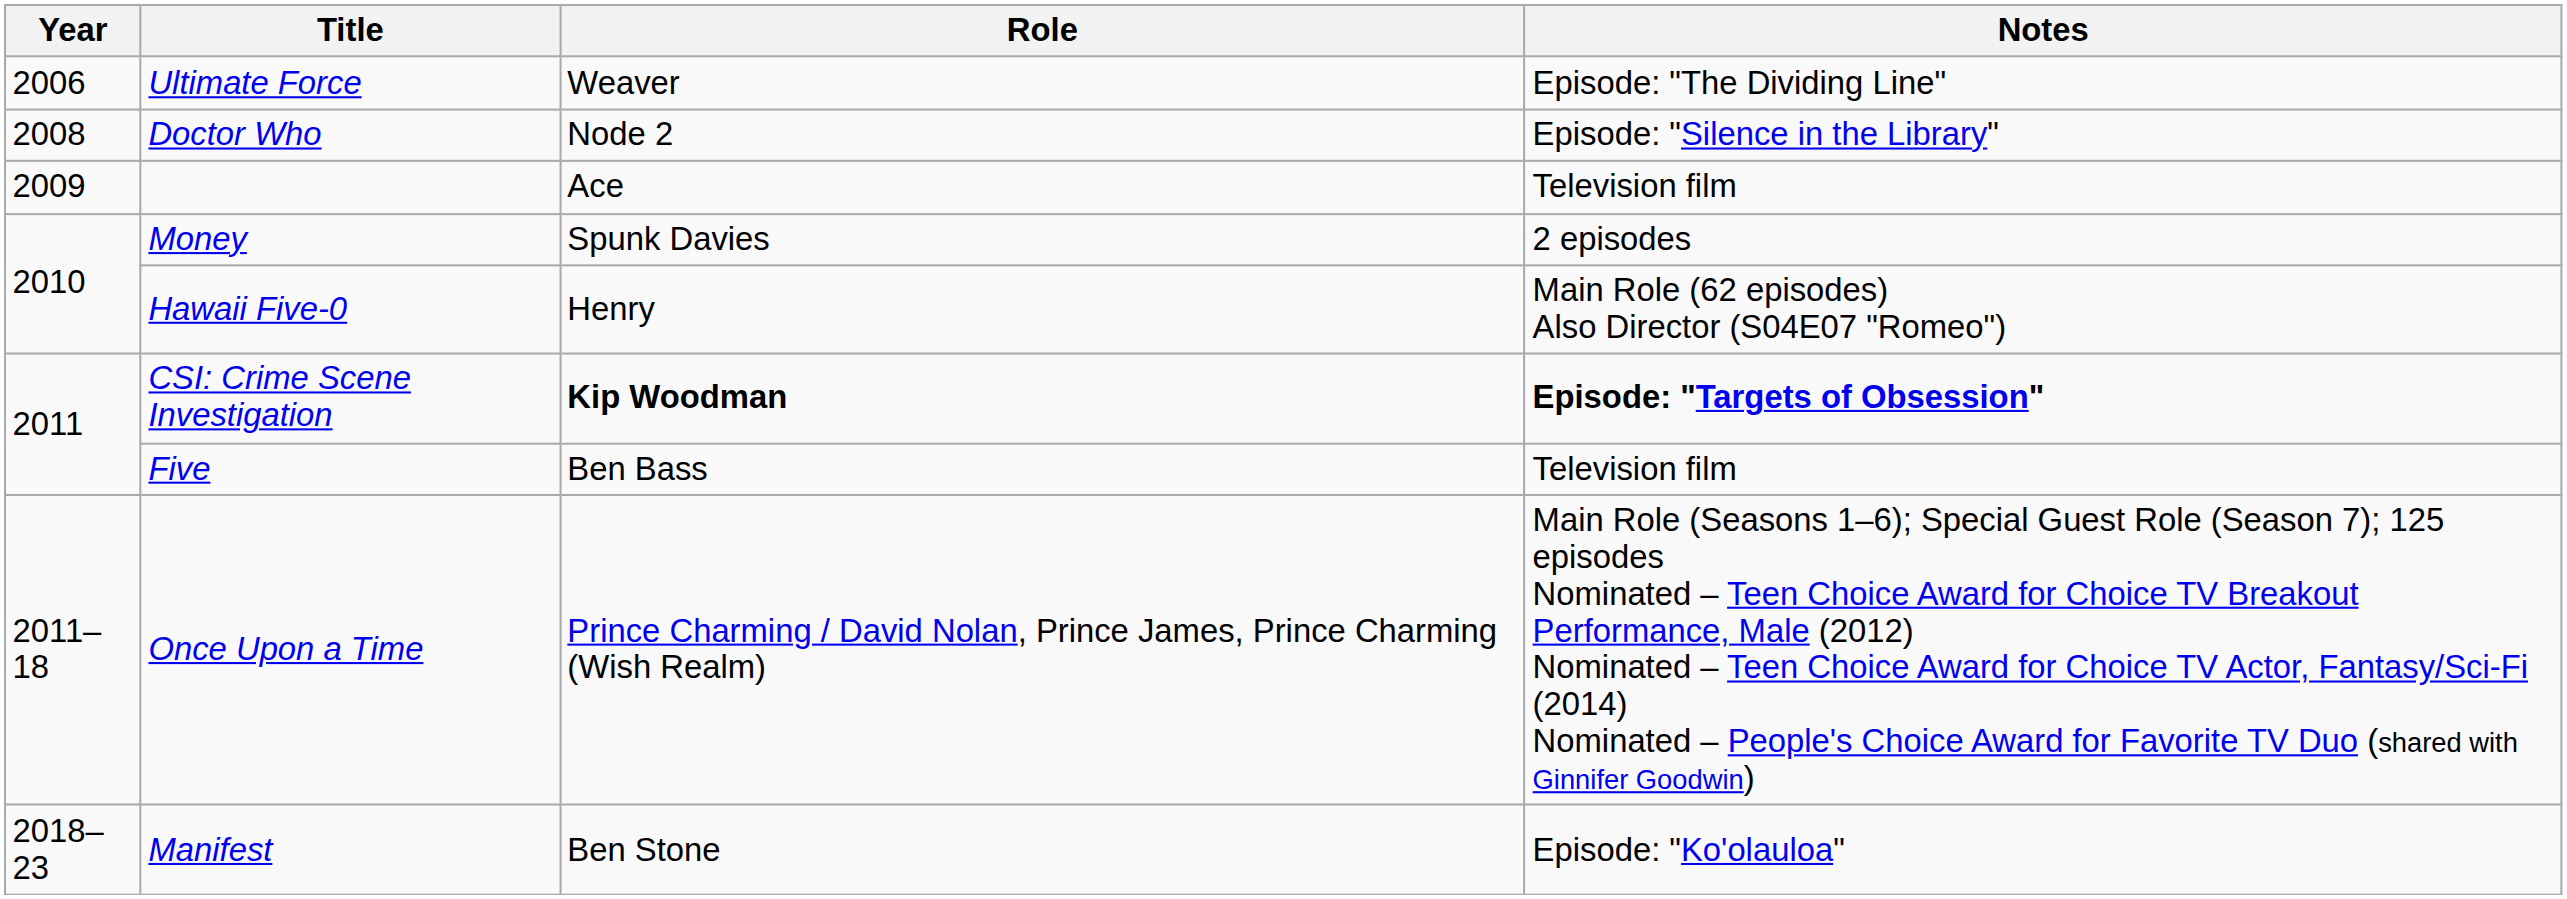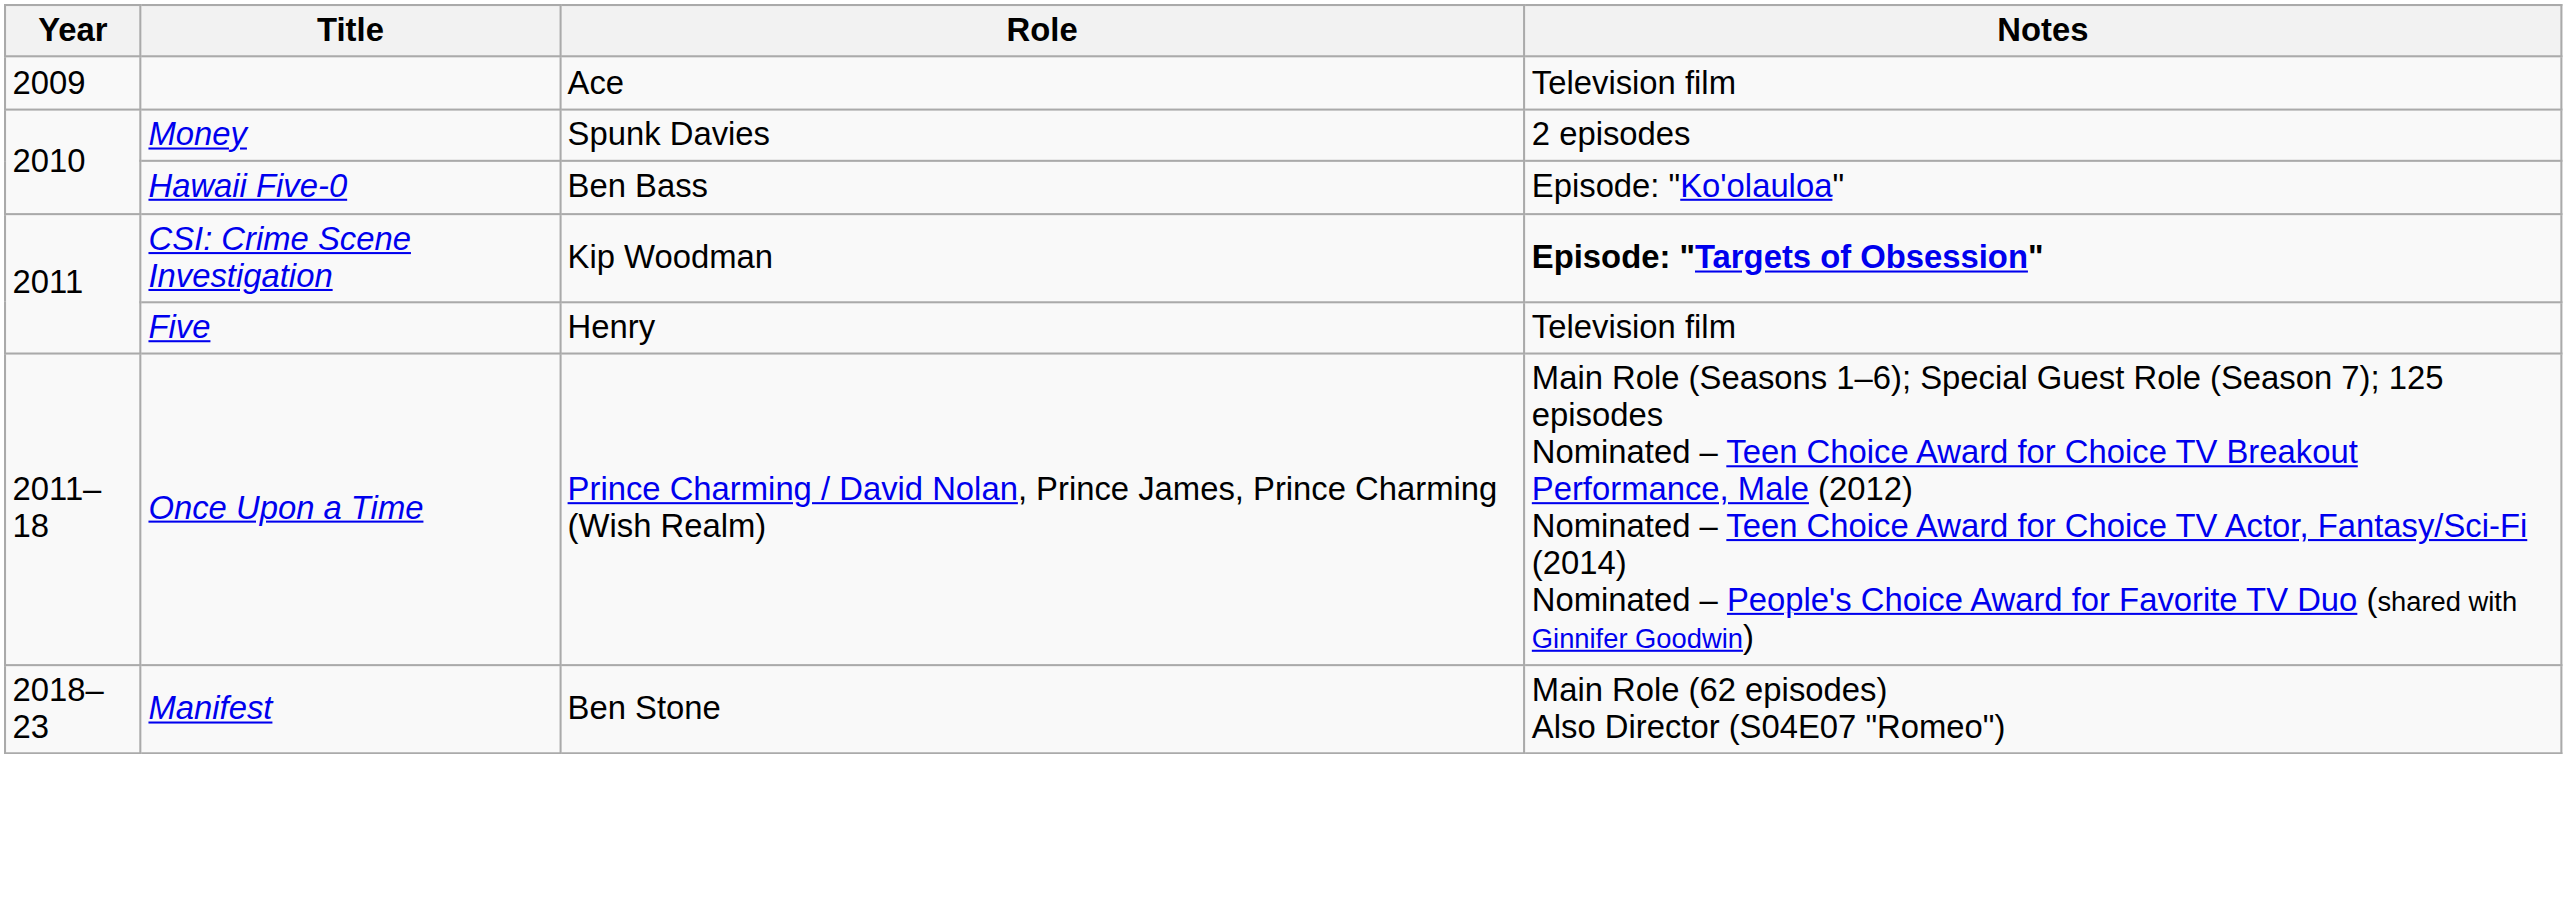- row: (255, 82)
- row: (235, 134)
(611, 309) Henry -> (638, 186) Ben Bass
(1769, 309) Main Role (62 episodes) Also Director (S04E07 "Romeo") -> (1688, 186) Episode: "Ko'olauloa"
(677, 397) bold -> (670, 257) normal
(638, 468) Ben Bass -> (611, 327) Henry
(1689, 849) Episode: "Ko'olauloa" -> (1769, 708) Main Role (62 episodes) Also Director (S04E07 "Romeo")
